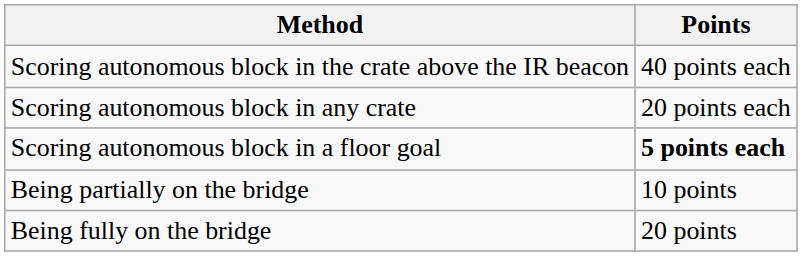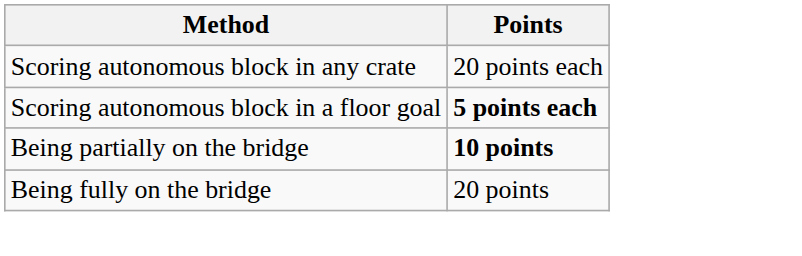- row: (320, 66)
(689, 189) normal -> (503, 148) bold
